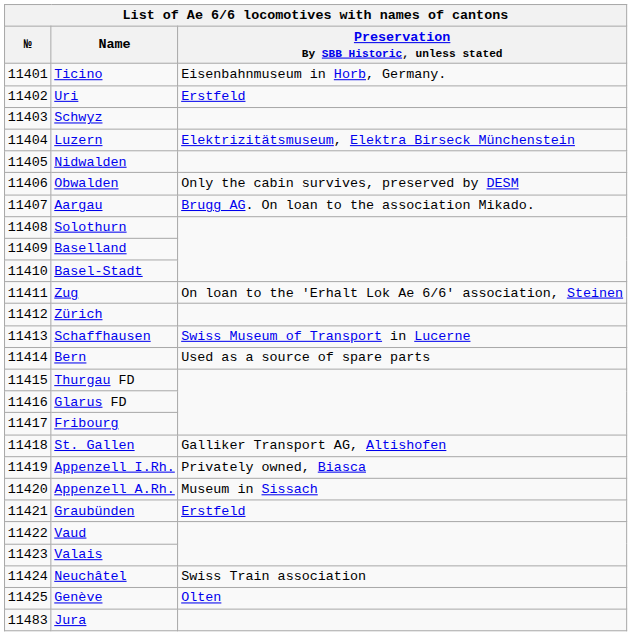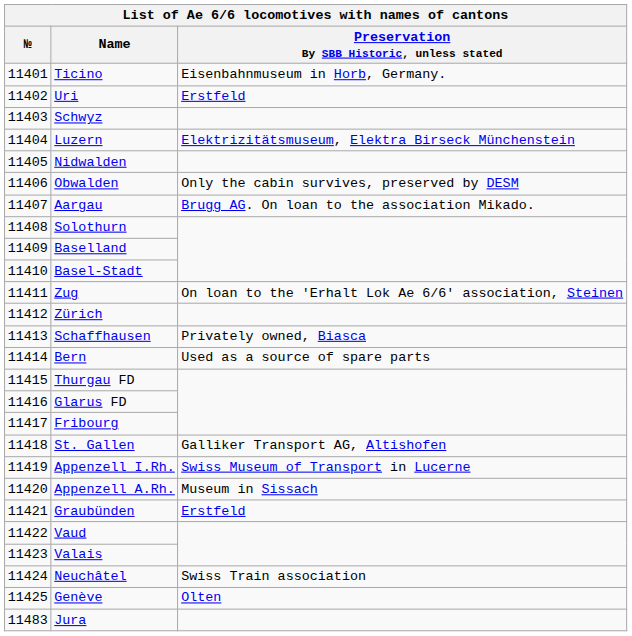(326, 336) Swiss Museum of Transport in Lucerne -> (274, 336) Privately owned, Biasca
(274, 467) Privately owned, Biasca -> (326, 467) Swiss Museum of Transport in Lucerne
